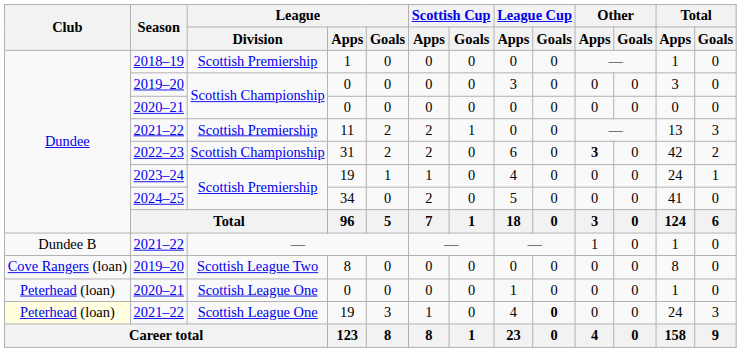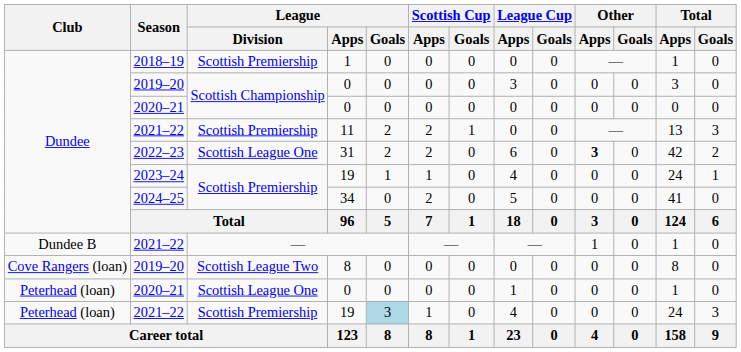(258, 152) Scottish Championship -> (258, 152) Scottish League One
(67, 312) lightyellow background -> (67, 312) no background
(258, 312) Scottish League One -> (258, 312) Scottish Premiership
(388, 312) no background -> (388, 312) lightblue background
(554, 312) bold -> (554, 312) normal
